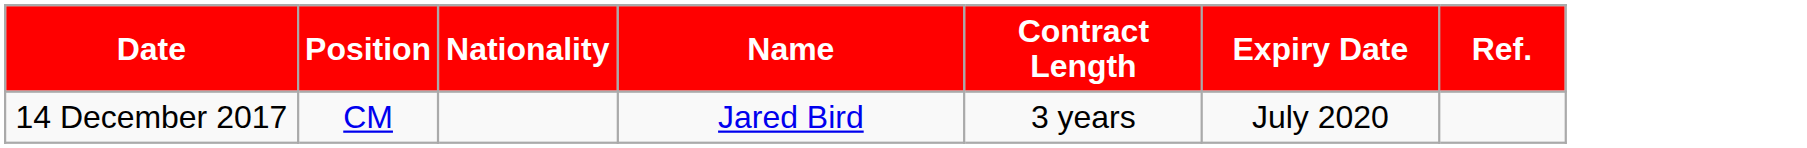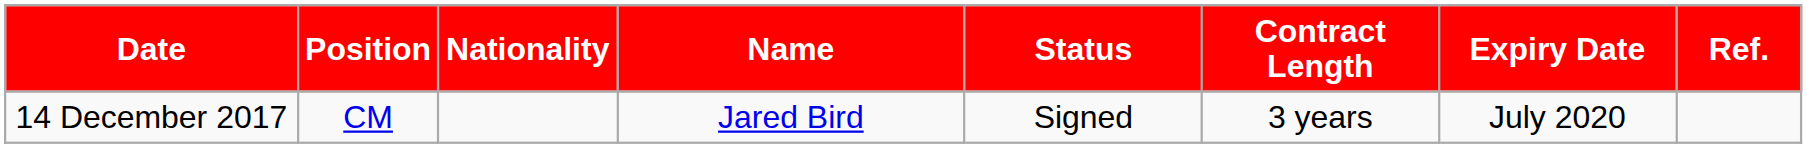+ column: (1083, 49)
